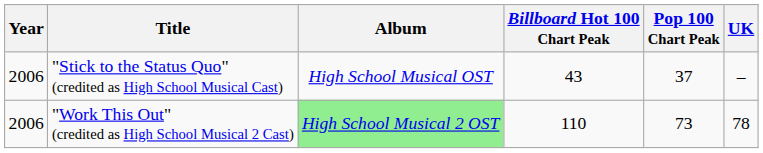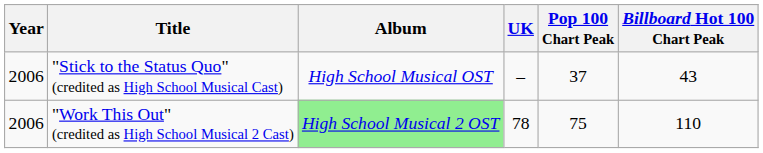columns swapped: (574, 28) <-> (741, 28)
(684, 123) 73 -> (578, 123) 75
